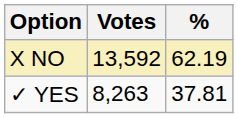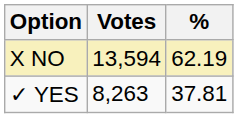(127, 57) 13,592 -> (127, 57) 13,594
